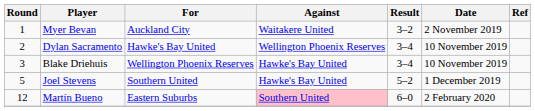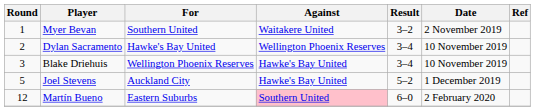(159, 30) Auckland City -> (162, 30) Southern United
(162, 81) Southern United -> (159, 81) Auckland City
